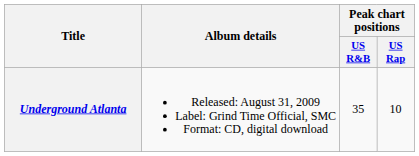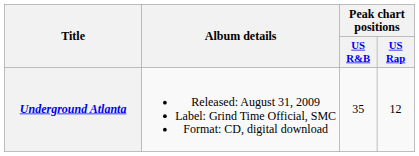(396, 109) 10 -> (396, 109) 12
